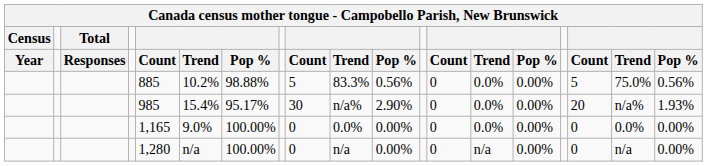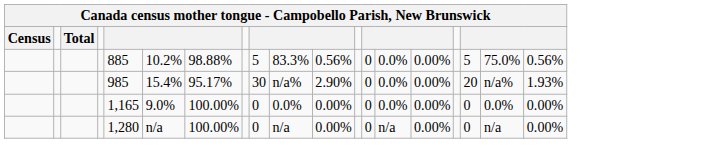- row: (29, 60)
